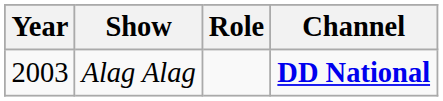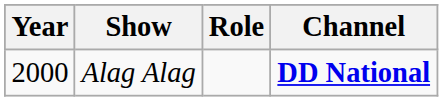(40, 72) 2003 -> (40, 72) 2000
